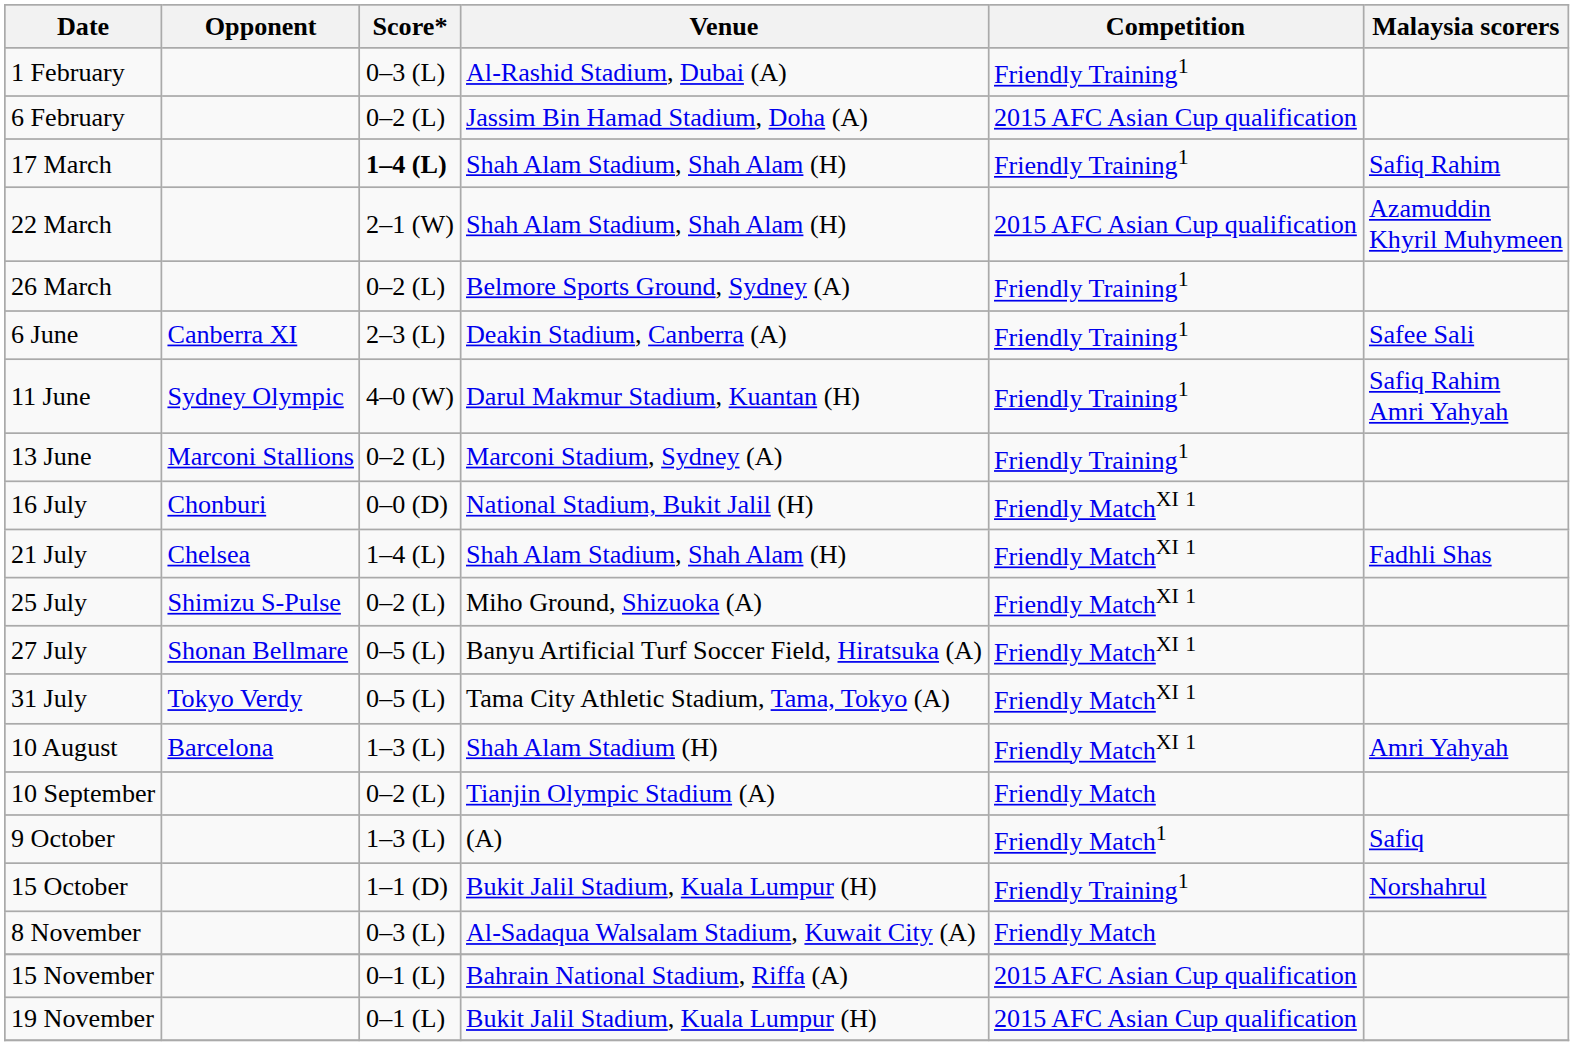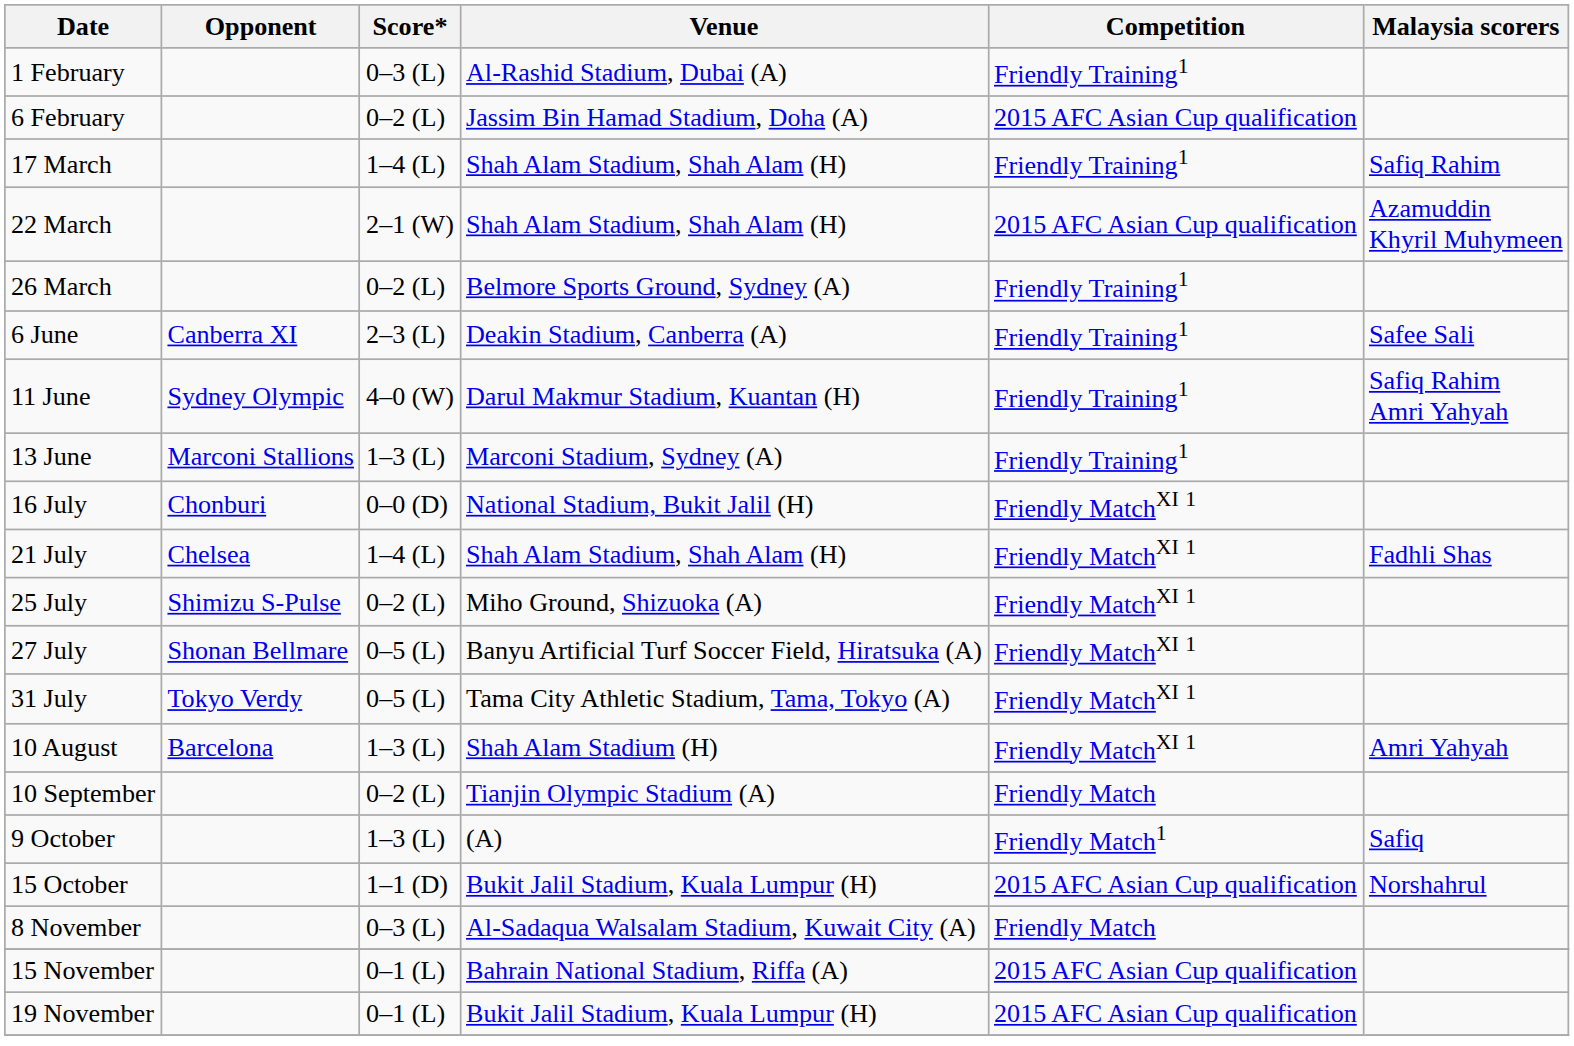(406, 163) bold -> (406, 163) normal
(406, 456) 0–2 (L) -> (406, 456) 1–3 (L)
(1091, 886) Friendly Training1 -> (1175, 884) 2015 AFC Asian Cup qualification
